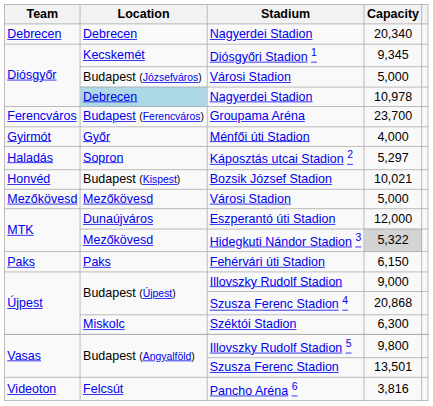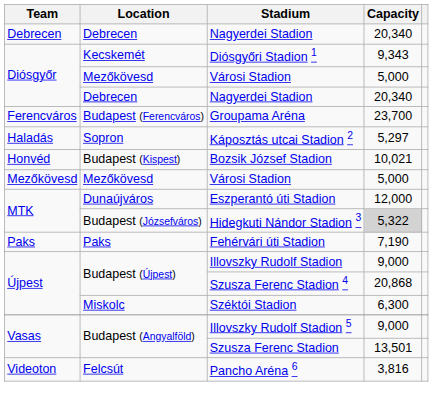(393, 55) 9,345 -> (393, 55) 9,343
(142, 77) Budapest (Józsefváros) -> (118, 77) Mezőkövesd
(110, 96) lightblue background -> (110, 96) no background
(393, 96) 10,978 -> (393, 96) 20,340
- row: (29, 136)
(118, 240) Mezőkövesd -> (142, 220) Budapest (Józsefváros)
(393, 262) 6,150 -> (393, 242) 7,190
(393, 346) 9,800 -> (393, 326) 9,000
